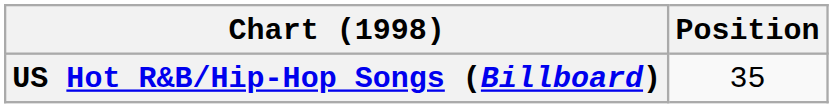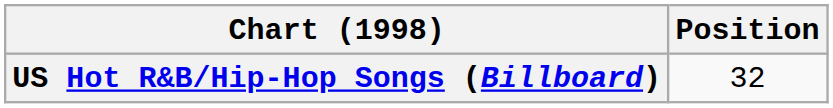(748, 79) 35 -> (748, 79) 32
